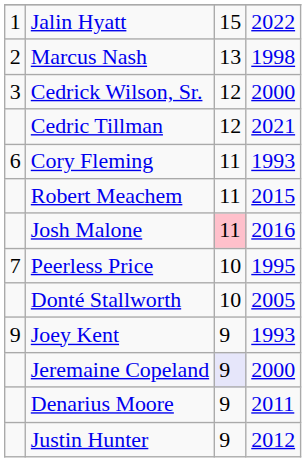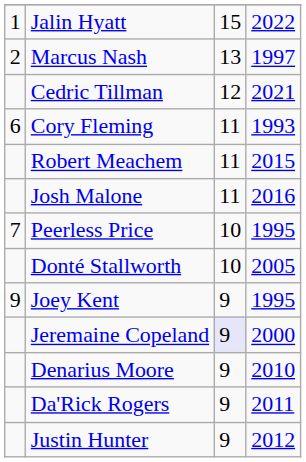(273, 56) 1998 -> (273, 56) 1997
- row: (117, 91)
(230, 230) pink background -> (230, 195) no background
(273, 334) 1993 -> (273, 299) 1995
(273, 404) 2011 -> (273, 369) 2010
+ row: (100, 404)
